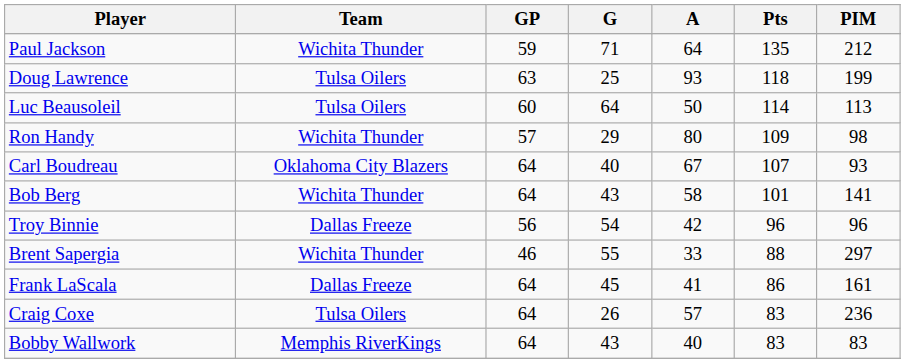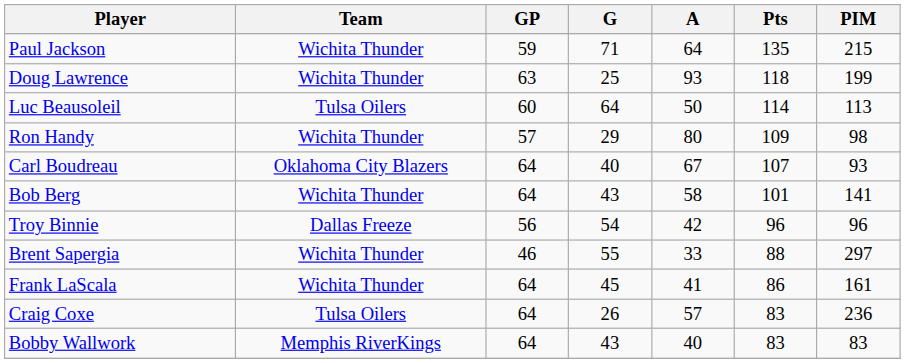(858, 48) 212 -> (858, 48) 215
(361, 78) Tulsa Oilers -> (361, 78) Wichita Thunder
(361, 284) Dallas Freeze -> (361, 284) Wichita Thunder
